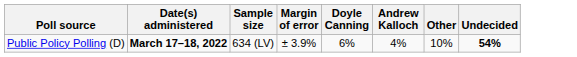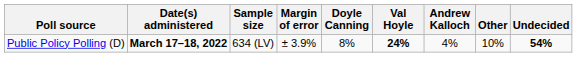+ column: (398, 20)
(347, 43) 6% -> (347, 43) 8%
